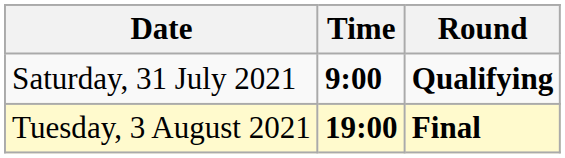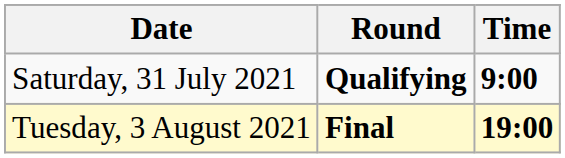columns swapped: (361, 29) <-> (483, 29)
